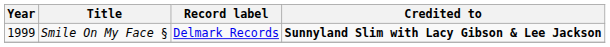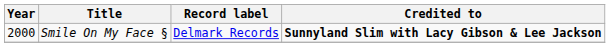(21, 33) 1999 -> (21, 33) 2000
